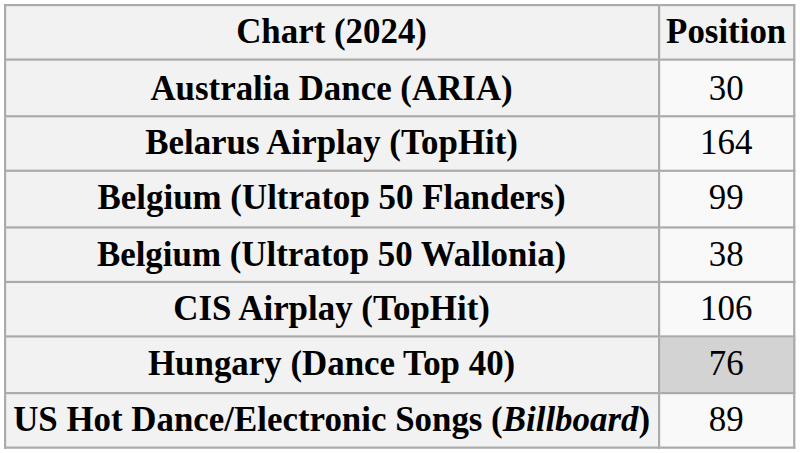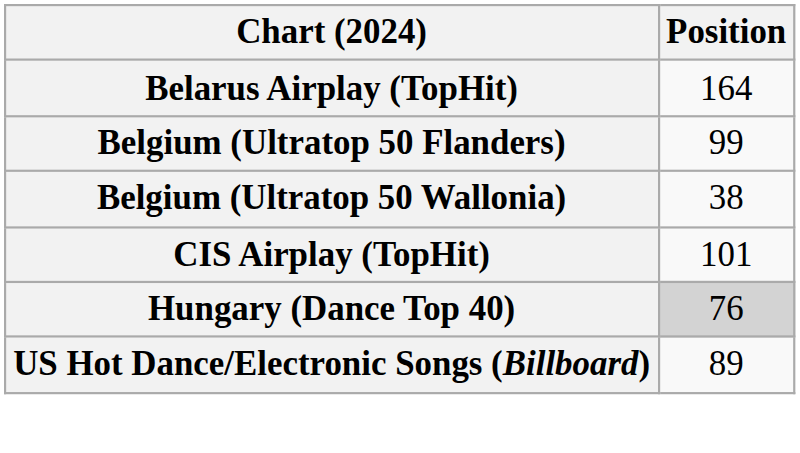- row: (332, 87)
(726, 308) 106 -> (726, 253) 101
